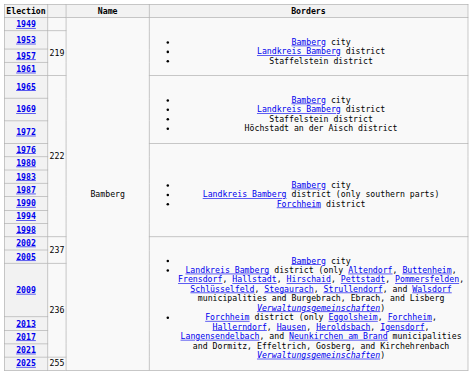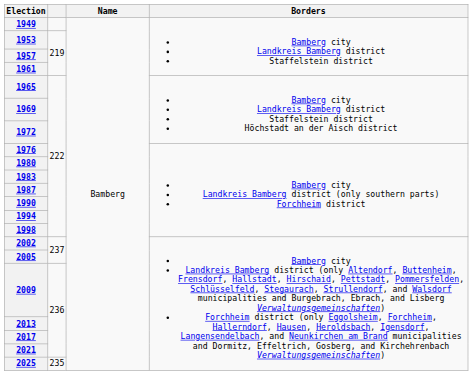(57, 364) 255 -> (57, 364) 235
